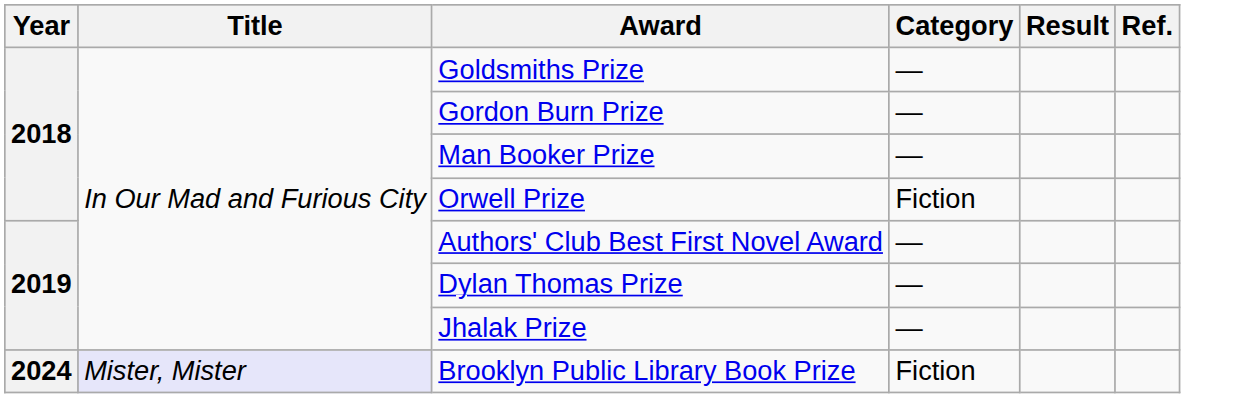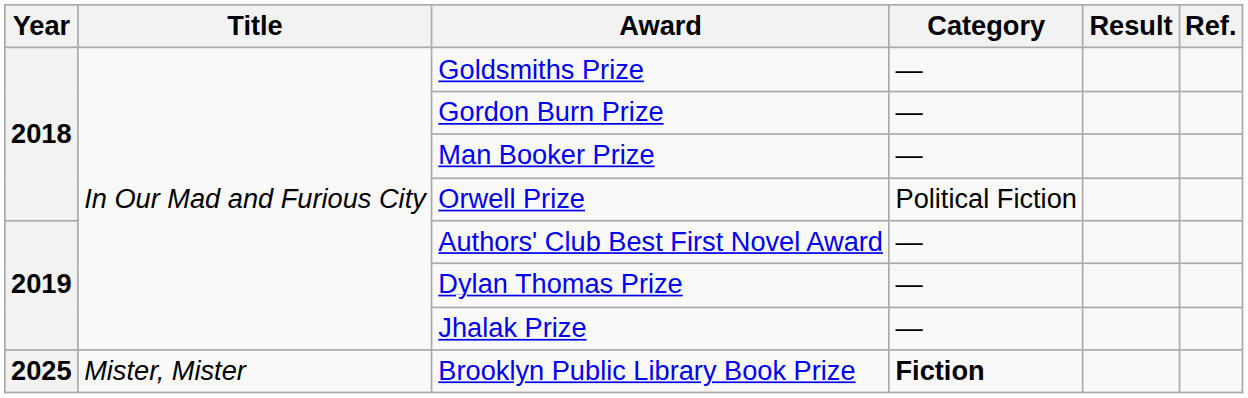(936, 198) Fiction -> (986, 198) Political Fiction
(41, 371) 2024 -> (41, 371) 2025
(165, 371) lavender background -> (165, 371) no background
(936, 371) normal -> (940, 371) bold
